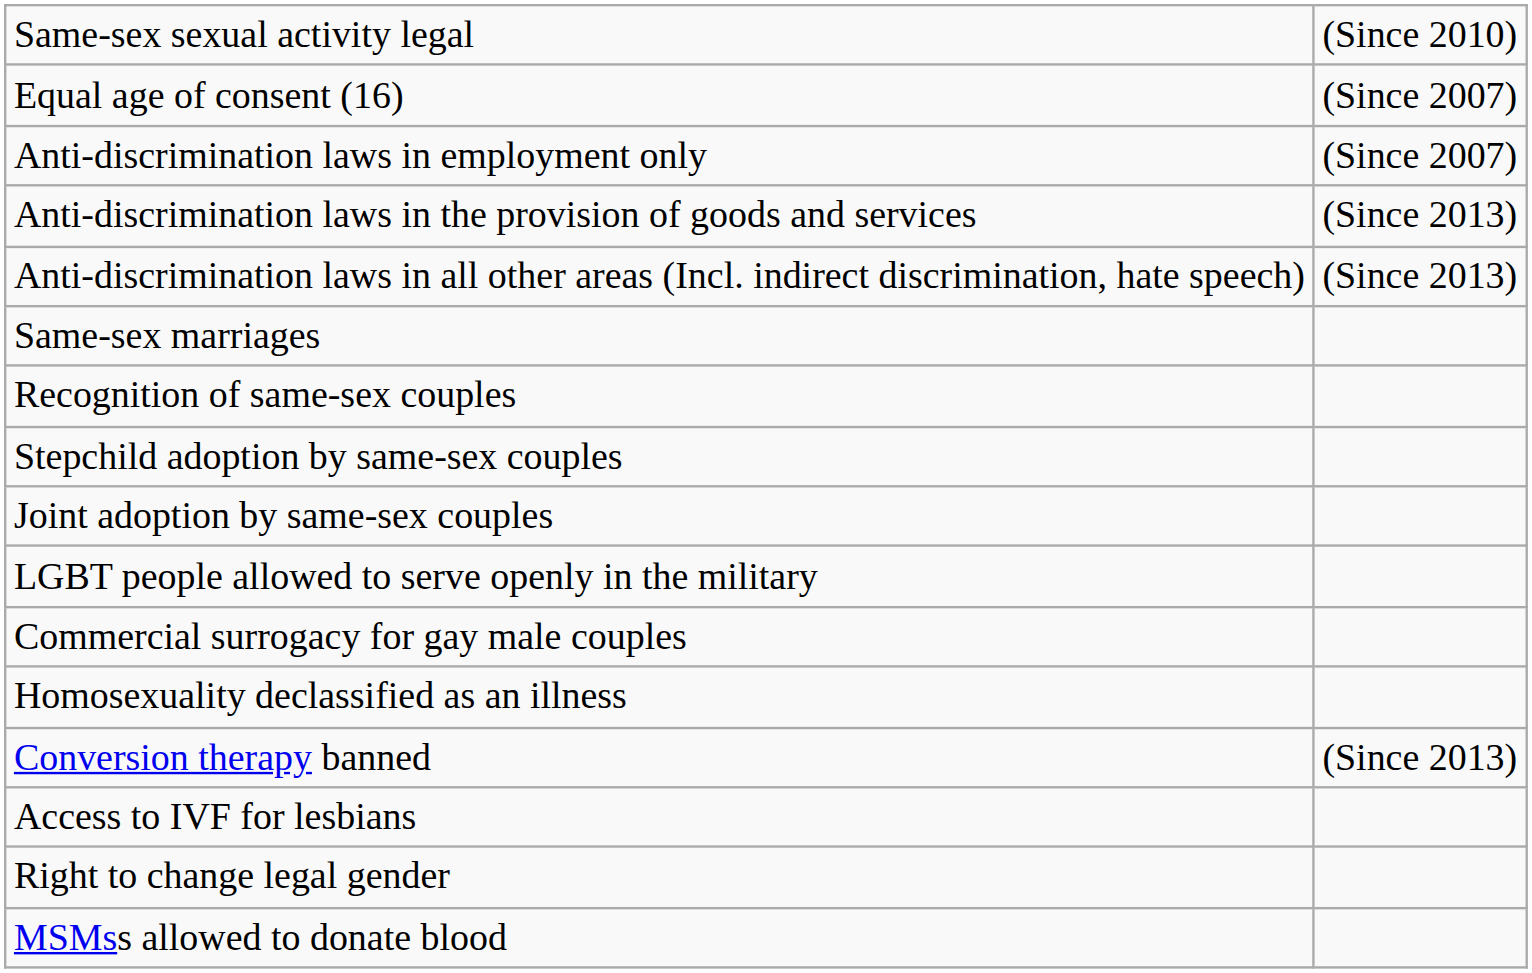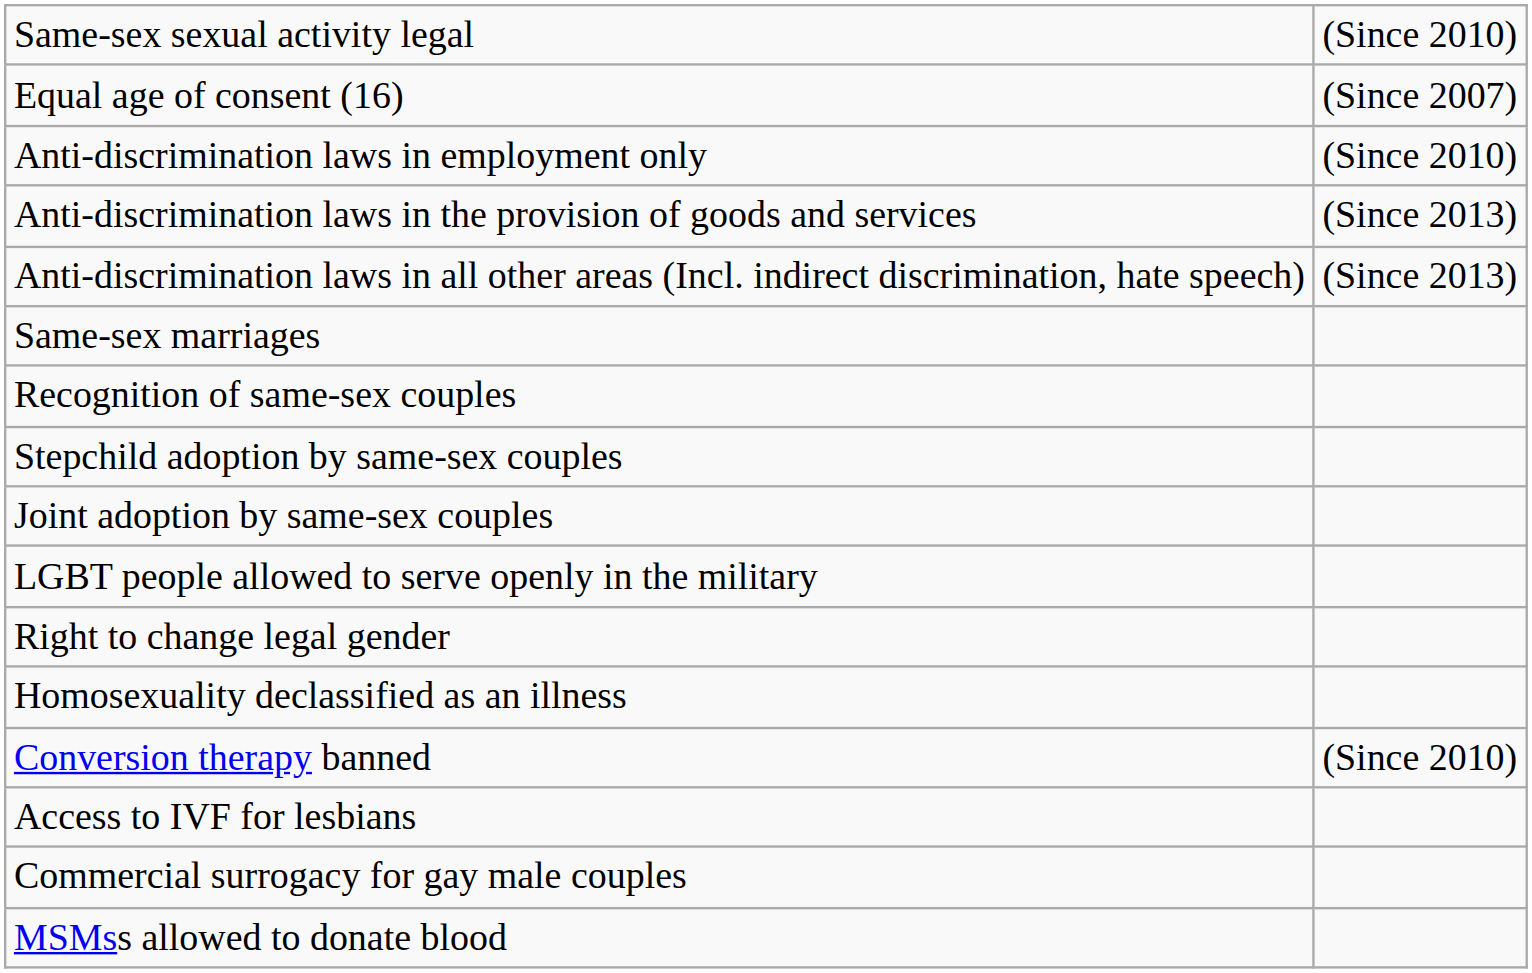(1420, 154) (Since 2007) -> (1420, 154) (Since 2010)
rows swapped: (232, 876) <-> (350, 635)
(1420, 756) (Since 2013) -> (1420, 756) (Since 2010)
